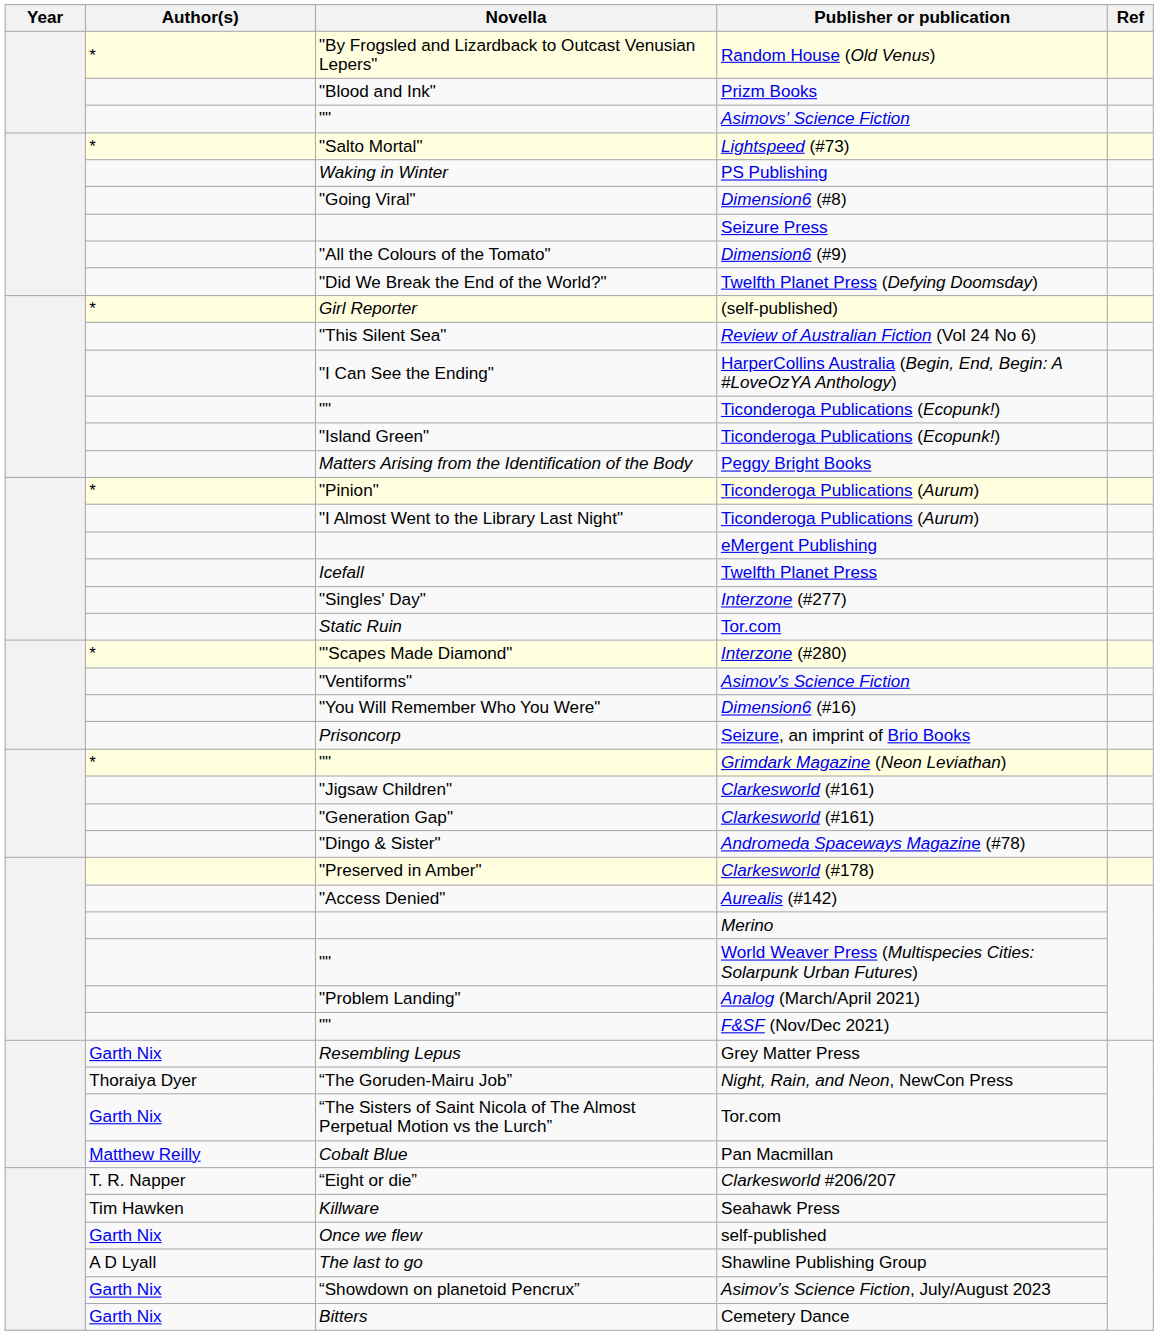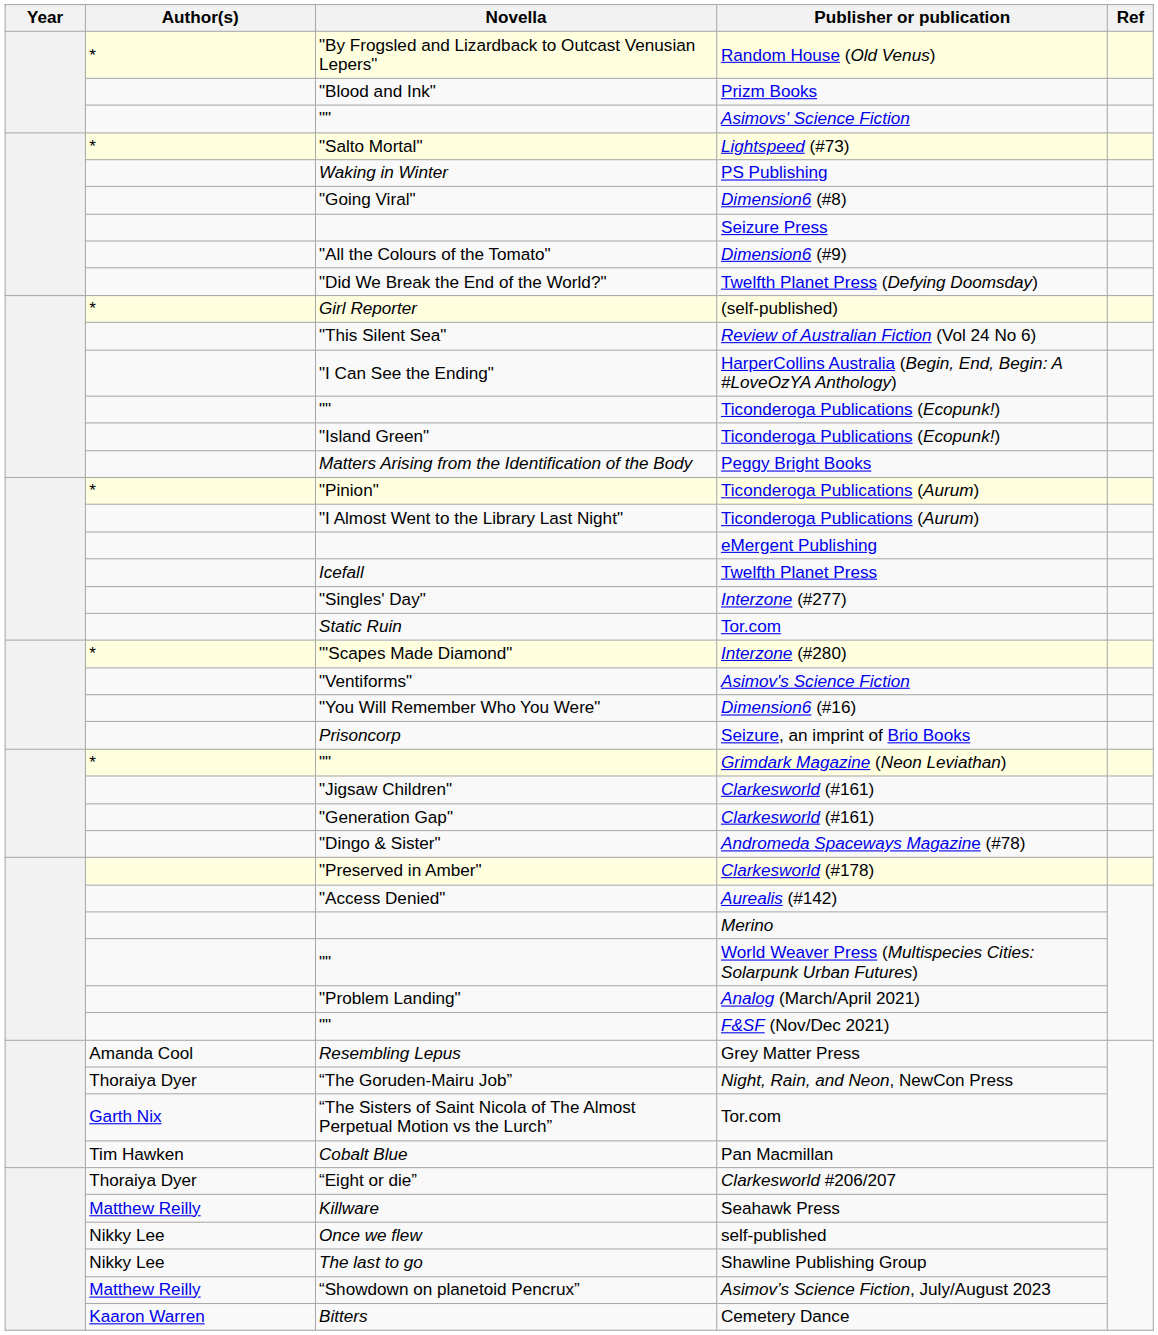(125, 1053) Garth Nix -> (141, 1053) Amanda Cool
(145, 1154) Matthew Reilly -> (137, 1154) Tim Hawken
(137, 1181) T. R. Napper -> (143, 1181) Thoraiya Dyer
(137, 1208) Tim Hawken -> (145, 1208) Matthew Reilly
(125, 1235) Garth Nix -> (127, 1235) Nikky Lee
(123, 1262) A D Lyall -> (127, 1262) Nikky Lee
(125, 1289) Garth Nix -> (145, 1289) Matthew Reilly
(125, 1316) Garth Nix -> (147, 1316) Kaaron Warren
